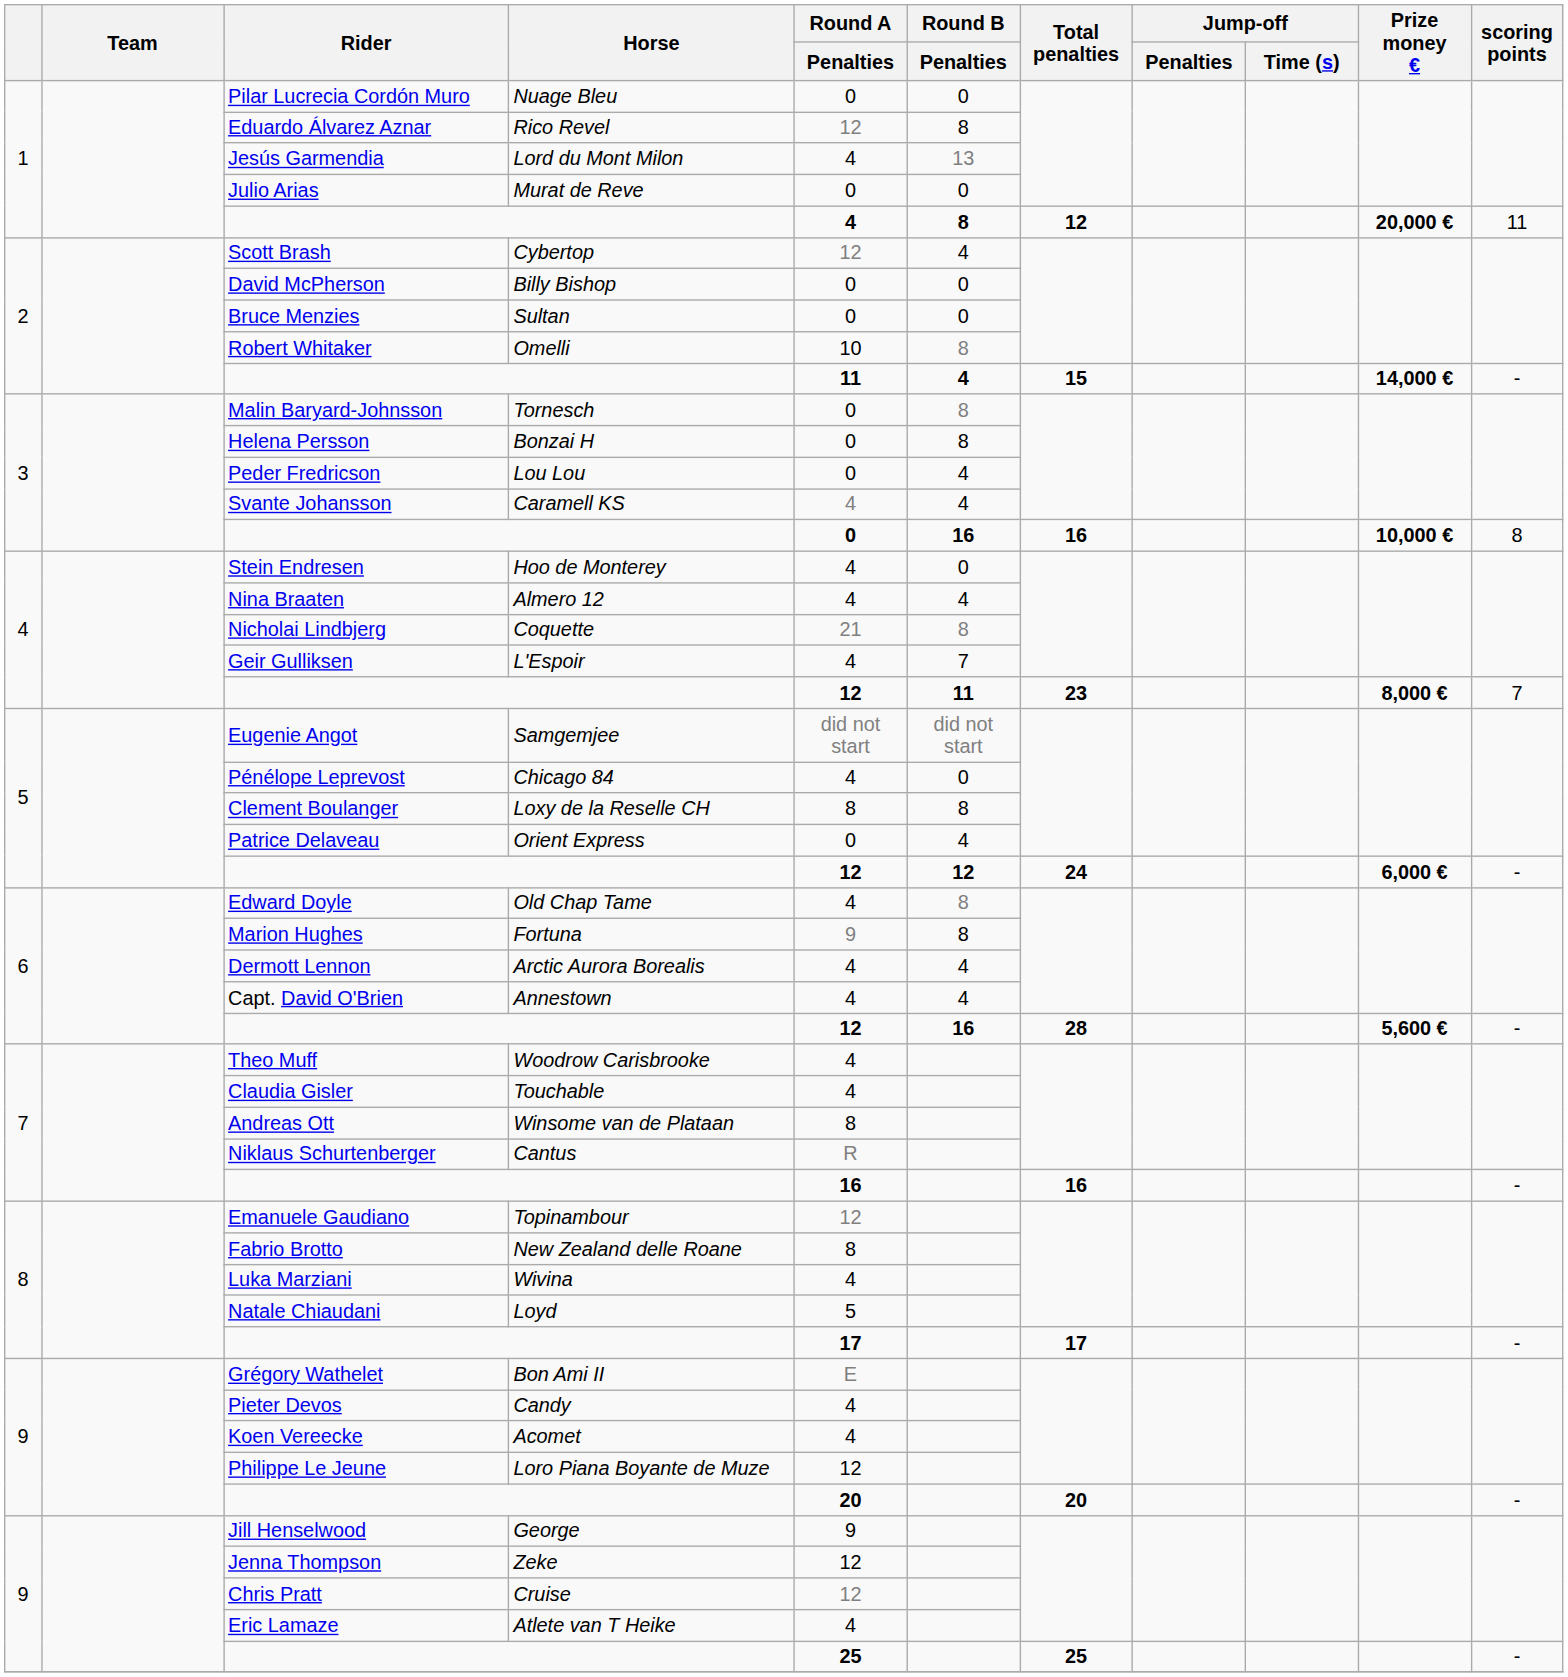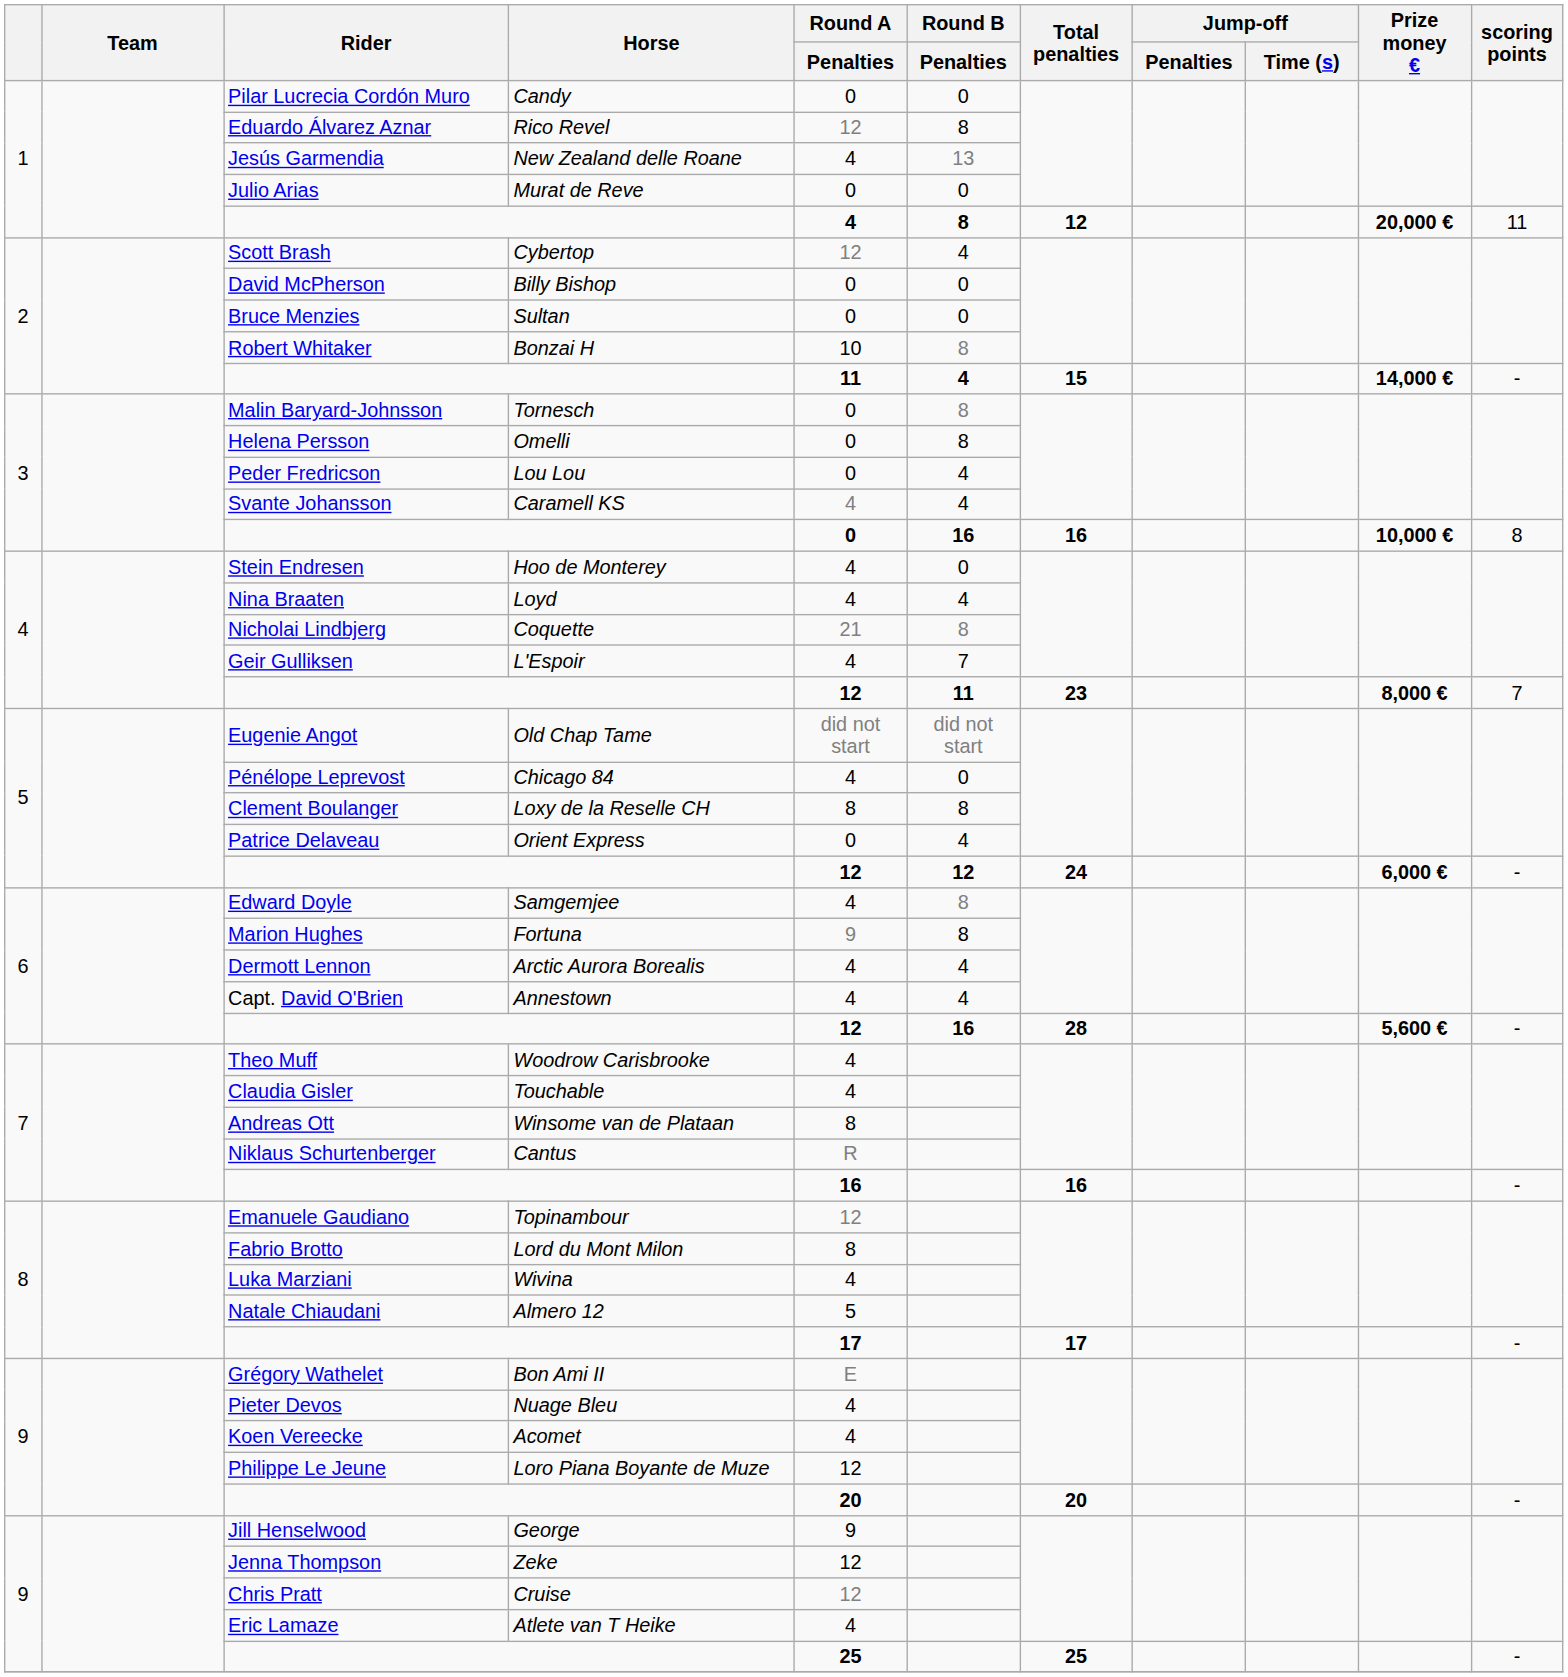(565, 96) Nuage Bleu -> (542, 96) Candy
(598, 159) Lord du Mont Milon -> (628, 159) New Zealand delle Roane
(542, 347) Omelli -> (554, 347) Bonzai H
(554, 442) Bonzai H -> (542, 442) Omelli
(559, 599) Almero 12 -> (535, 599) Loyd
(566, 735) Samgemjee -> (583, 735) Old Chap Tame
(583, 903) Old Chap Tame -> (566, 903) Samgemjee
(628, 1249) New Zealand delle Roane -> (598, 1249) Lord du Mont Milon
(535, 1311) Loyd -> (559, 1311) Almero 12
(542, 1406) Candy -> (565, 1406) Nuage Bleu
